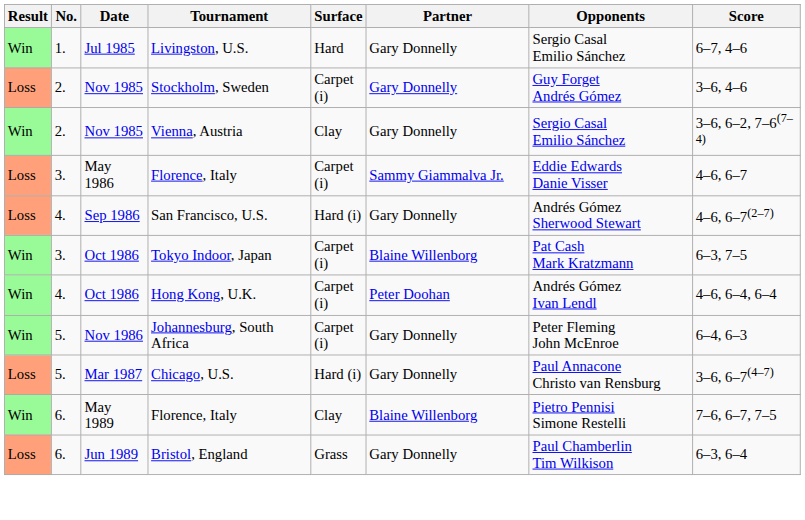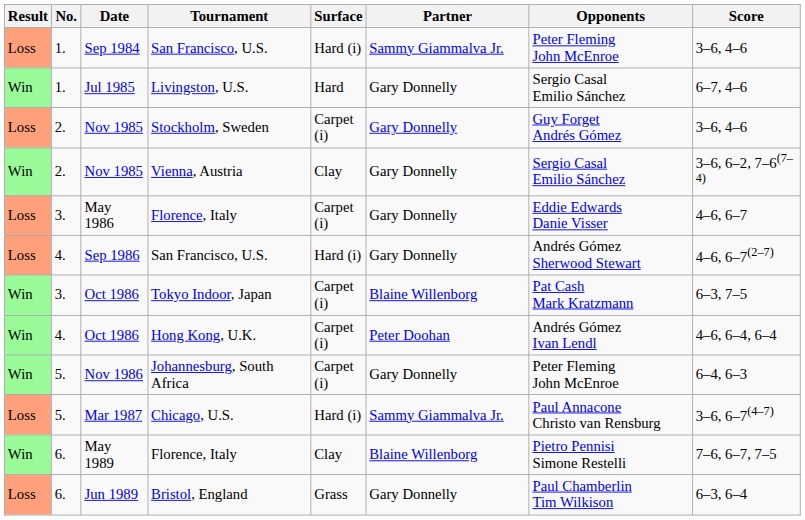+ row: (112, 47)
(437, 175) Sammy Giammalva Jr. -> (413, 215) Gary Donnelly
(413, 375) Gary Donnelly -> (437, 414) Sammy Giammalva Jr.
